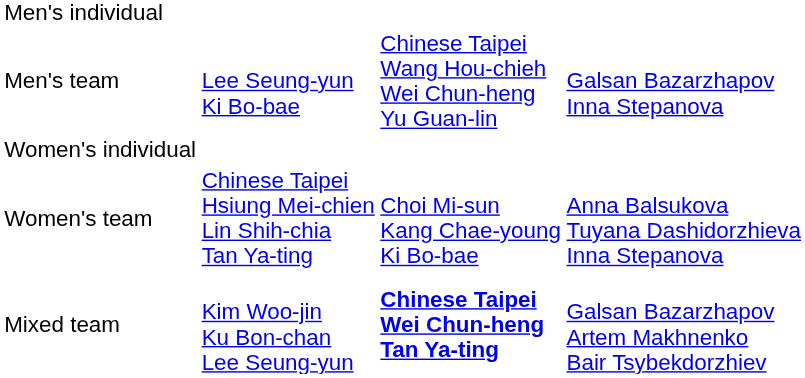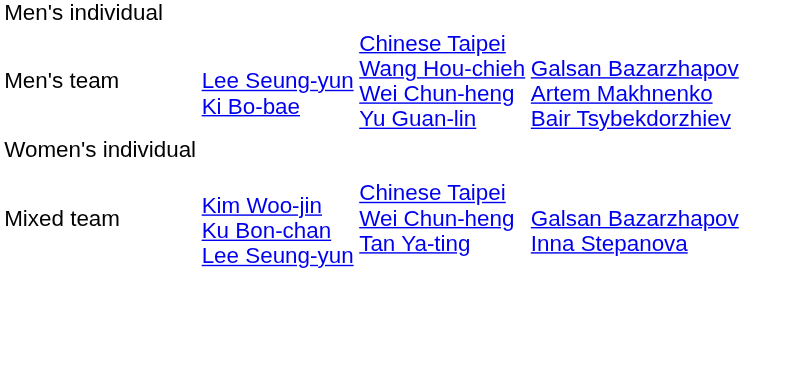(670, 93) Galsan Bazarzhapov Inna Stepanova -> (635, 93) Galsan Bazarzhapov Artem Makhnenko Bair Tsybekdorzhiev
- row: (78, 218)
(462, 324) bold -> (437, 218) normal
(670, 337) Galsan Bazarzhapov Artem Makhnenko Bair Tsybekdorzhiev -> (635, 230) Galsan Bazarzhapov Inna Stepanova
